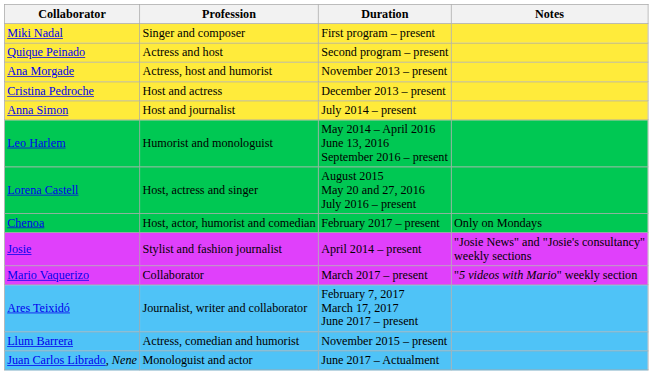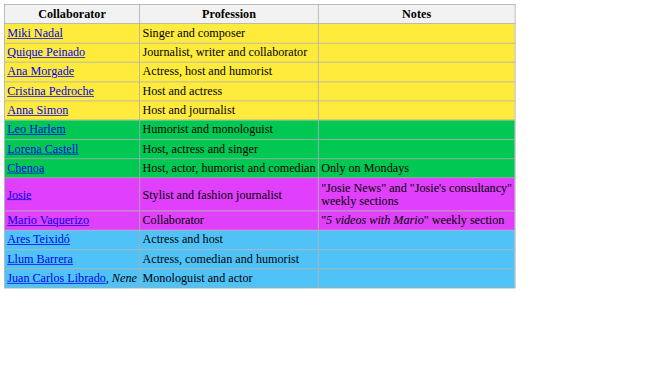- column: (385, 14)
(183, 52) Actress and host -> (225, 52) Journalist, writer and collaborator
(225, 308) Journalist, writer and collaborator -> (183, 239) Actress and host
